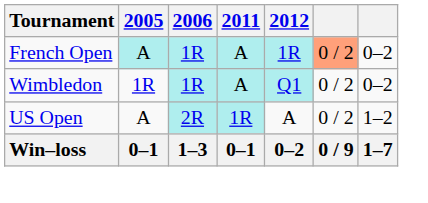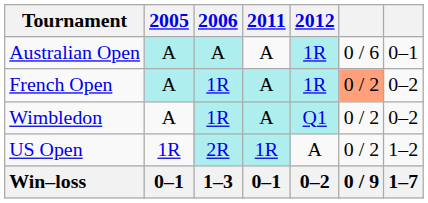+ row: (75, 52)
(144, 84) 1R -> (169, 116) A
(144, 116) A -> (169, 149) 1R
